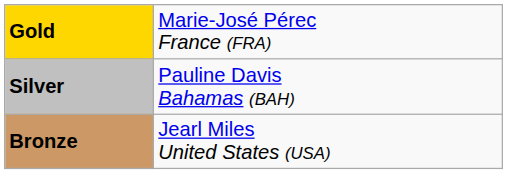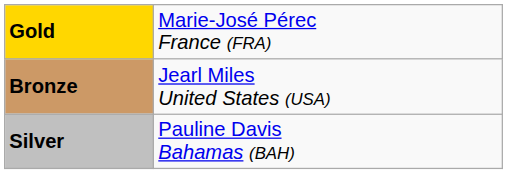rows swapped: (37, 86) <-> (43, 141)
